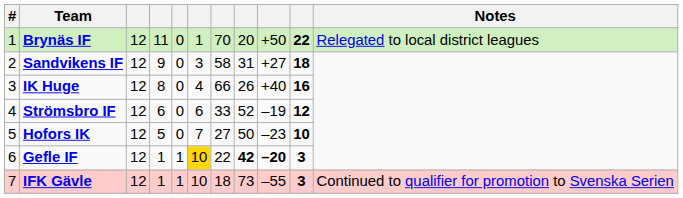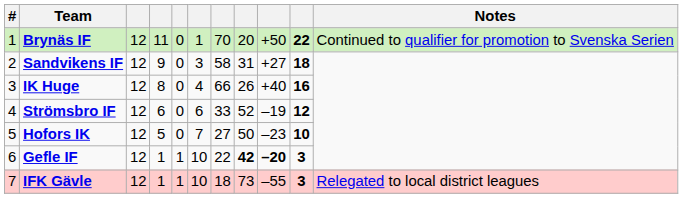(428, 39) Relegated to local district leagues -> (495, 39) Continued to qualifier for promotion to Svenska Serien
(199, 157) gold background -> (199, 157) no background
(495, 181) Continued to qualifier for promotion to Svenska Serien -> (428, 181) Relegated to local district leagues
